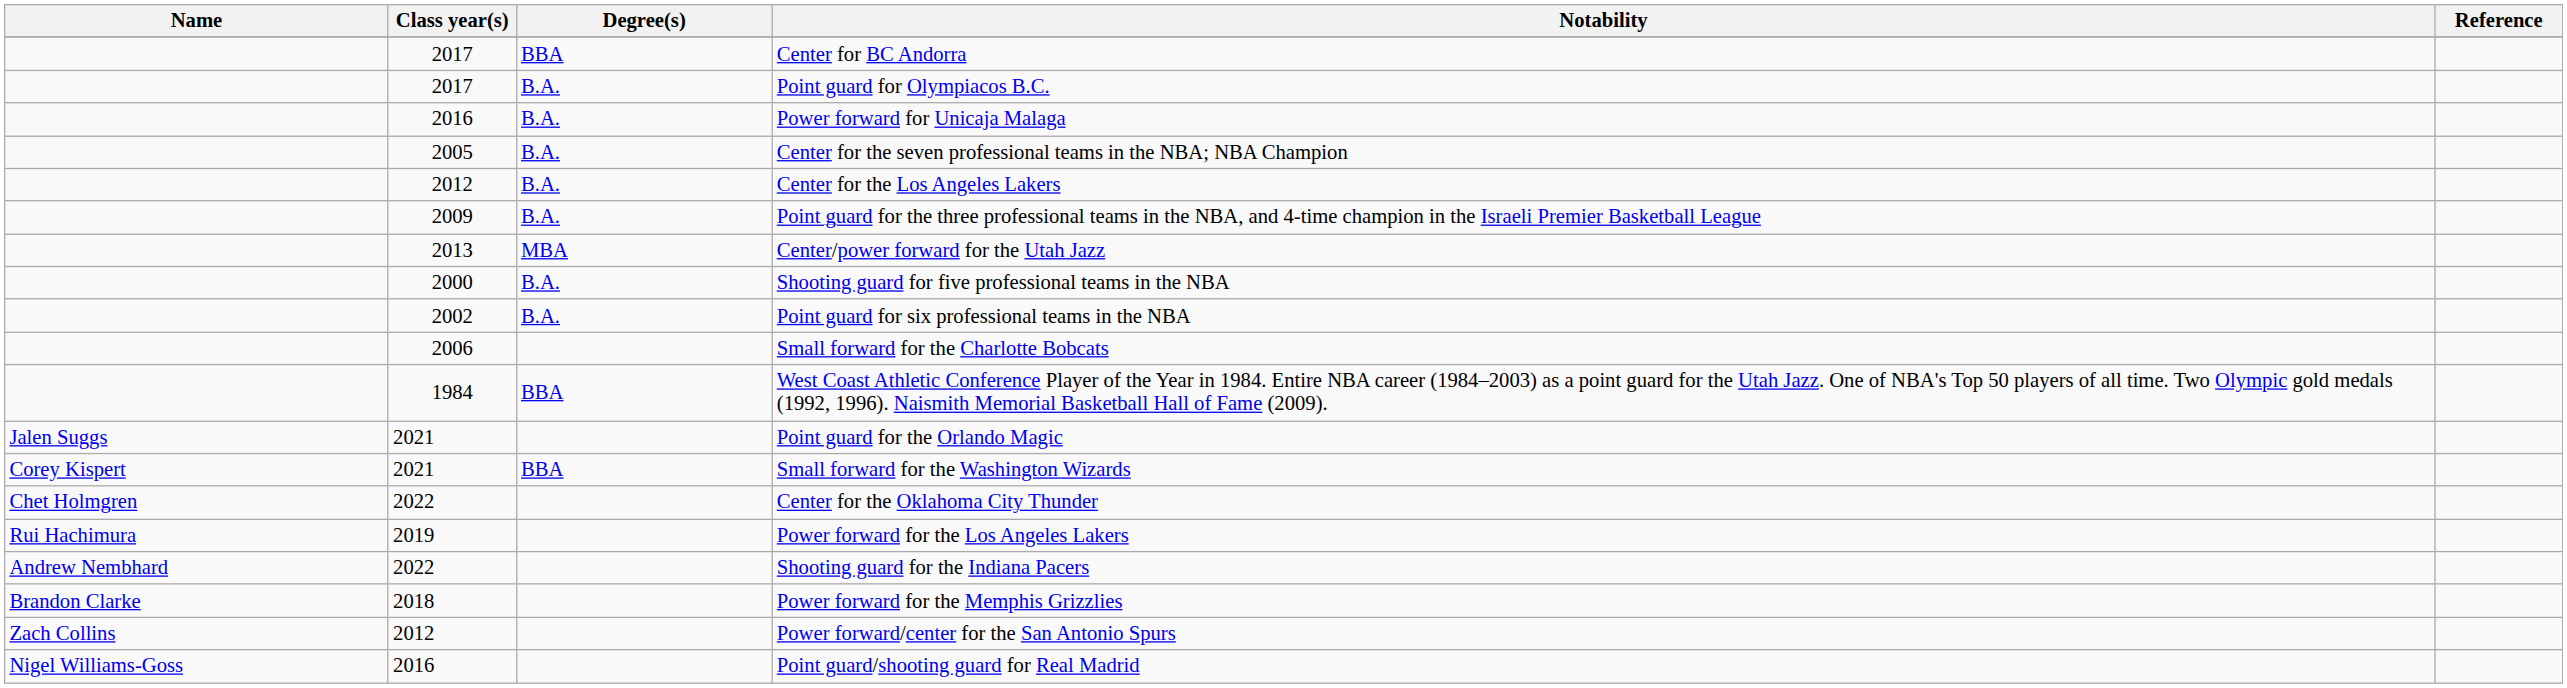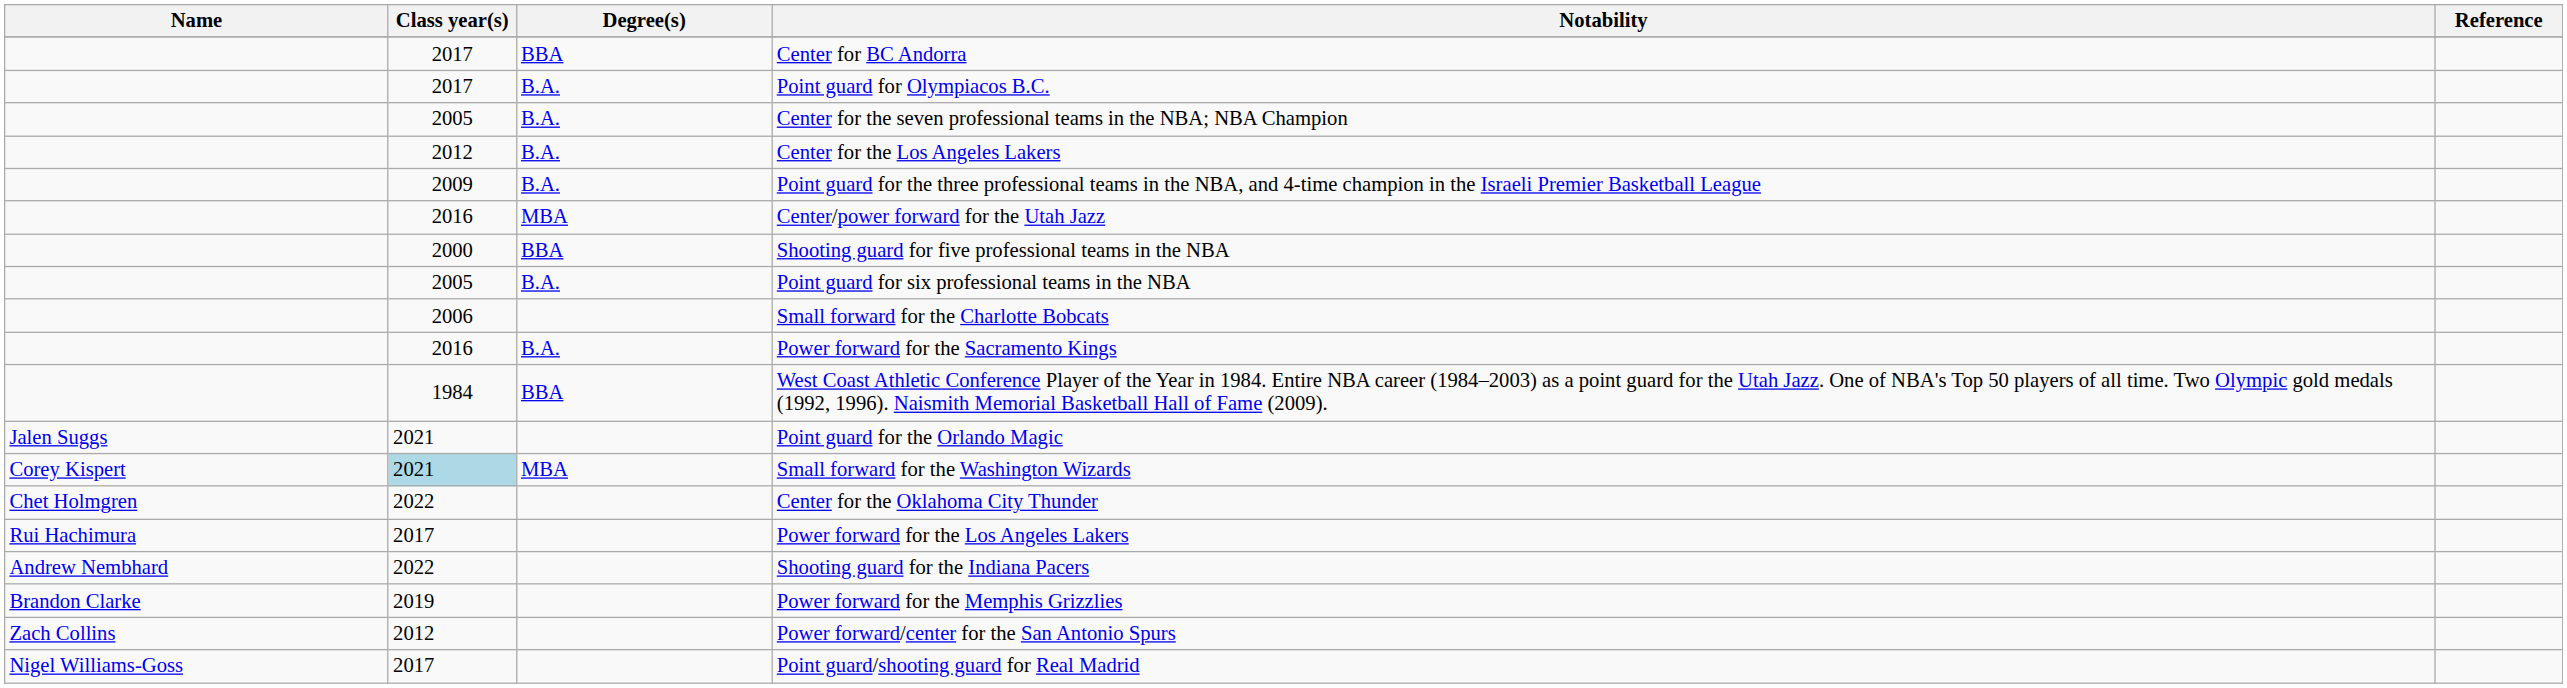- row: (921, 119)
(452, 250) 2013 -> (452, 217) 2016
(540, 282) B.A. -> (542, 250) BBA
(452, 315) 2002 -> (452, 282) 2005
+ row: (947, 348)
(414, 469) no background -> (414, 469) lightblue background
(542, 469) BBA -> (544, 469) MBA
(414, 535) 2019 -> (414, 535) 2017
(414, 600) 2018 -> (414, 600) 2019
(414, 666) 2016 -> (414, 666) 2017
